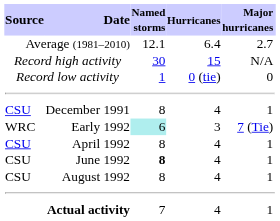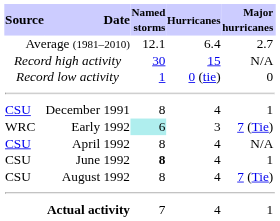(270, 143) 1 -> (262, 143) N/A
(270, 176) 1 -> (255, 176) 7 (Tie)
